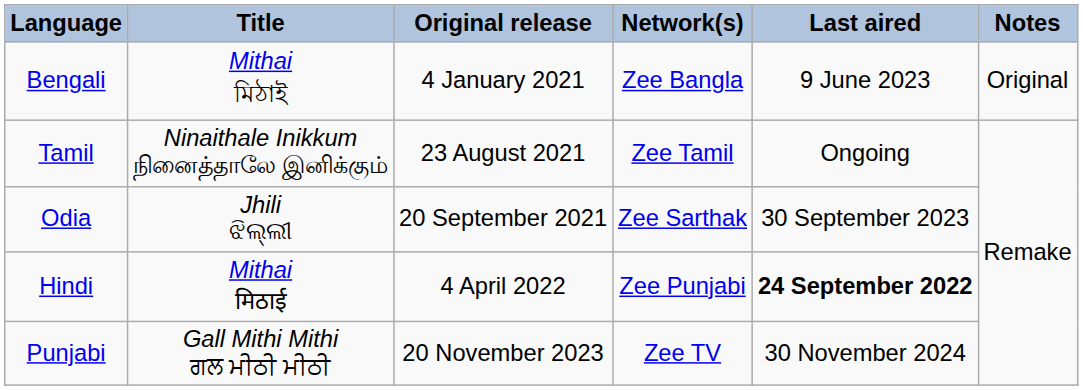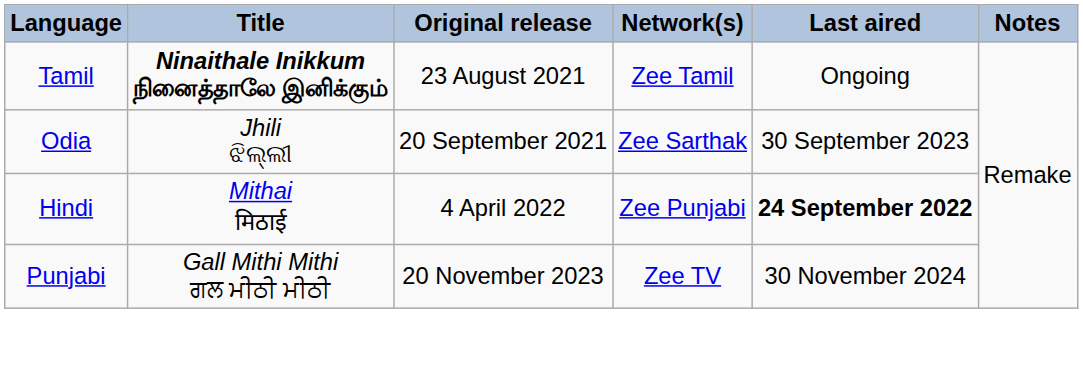- row: (66, 80)
(261, 151) normal -> (261, 74) bold
